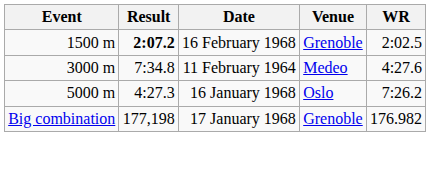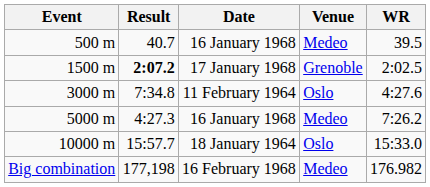+ row: (95, 42)
(239, 42) 16 February 1968 -> (243, 67) 17 January 1968
(325, 67) Medeo -> (318, 93) Oslo
(318, 93) Oslo -> (325, 118) Medeo
+ row: (87, 144)
(243, 118) 17 January 1968 -> (239, 169) 16 February 1968
(333, 118) Grenoble -> (325, 169) Medeo
